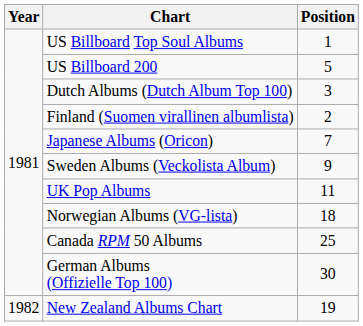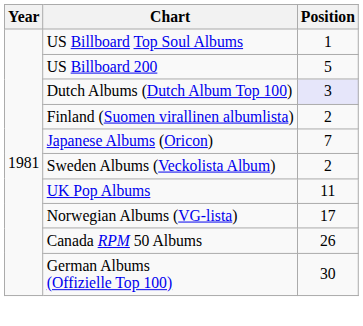(328, 91) no background -> (328, 91) lavender background
(328, 166) 9 -> (328, 166) 2
(328, 215) 18 -> (328, 215) 17
(328, 240) 25 -> (328, 240) 26
- row: (134, 308)
